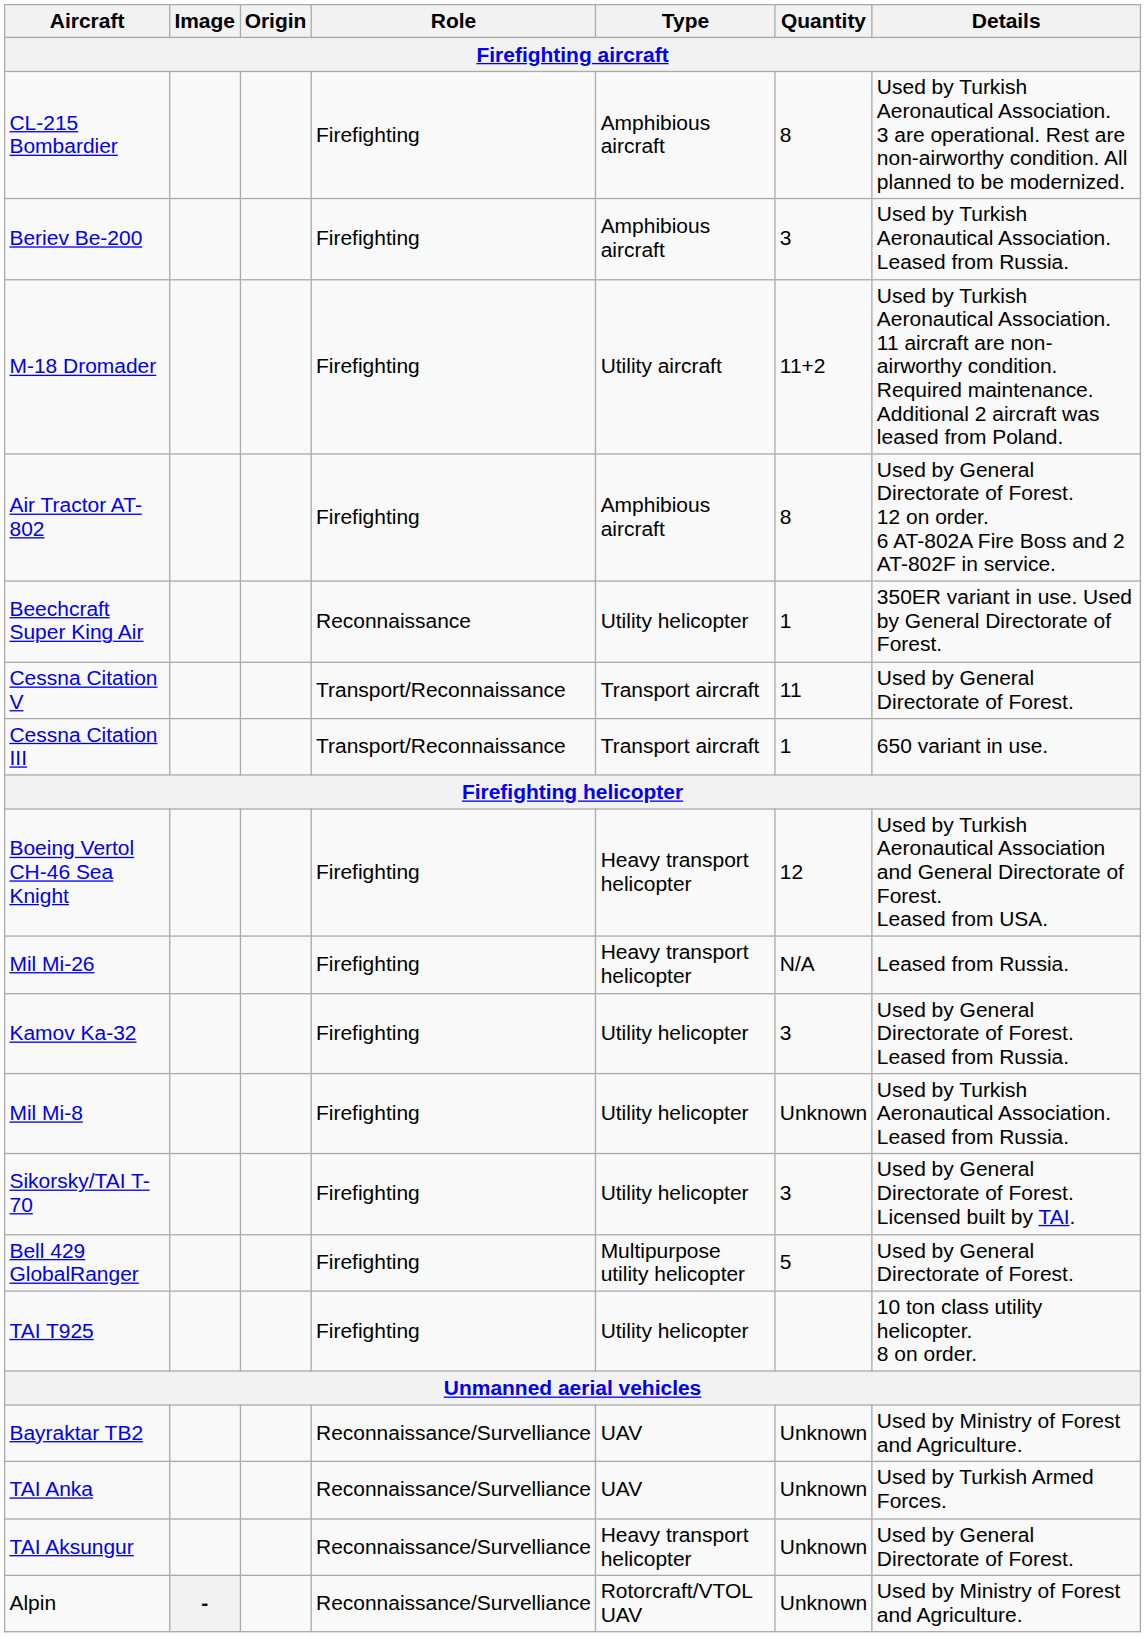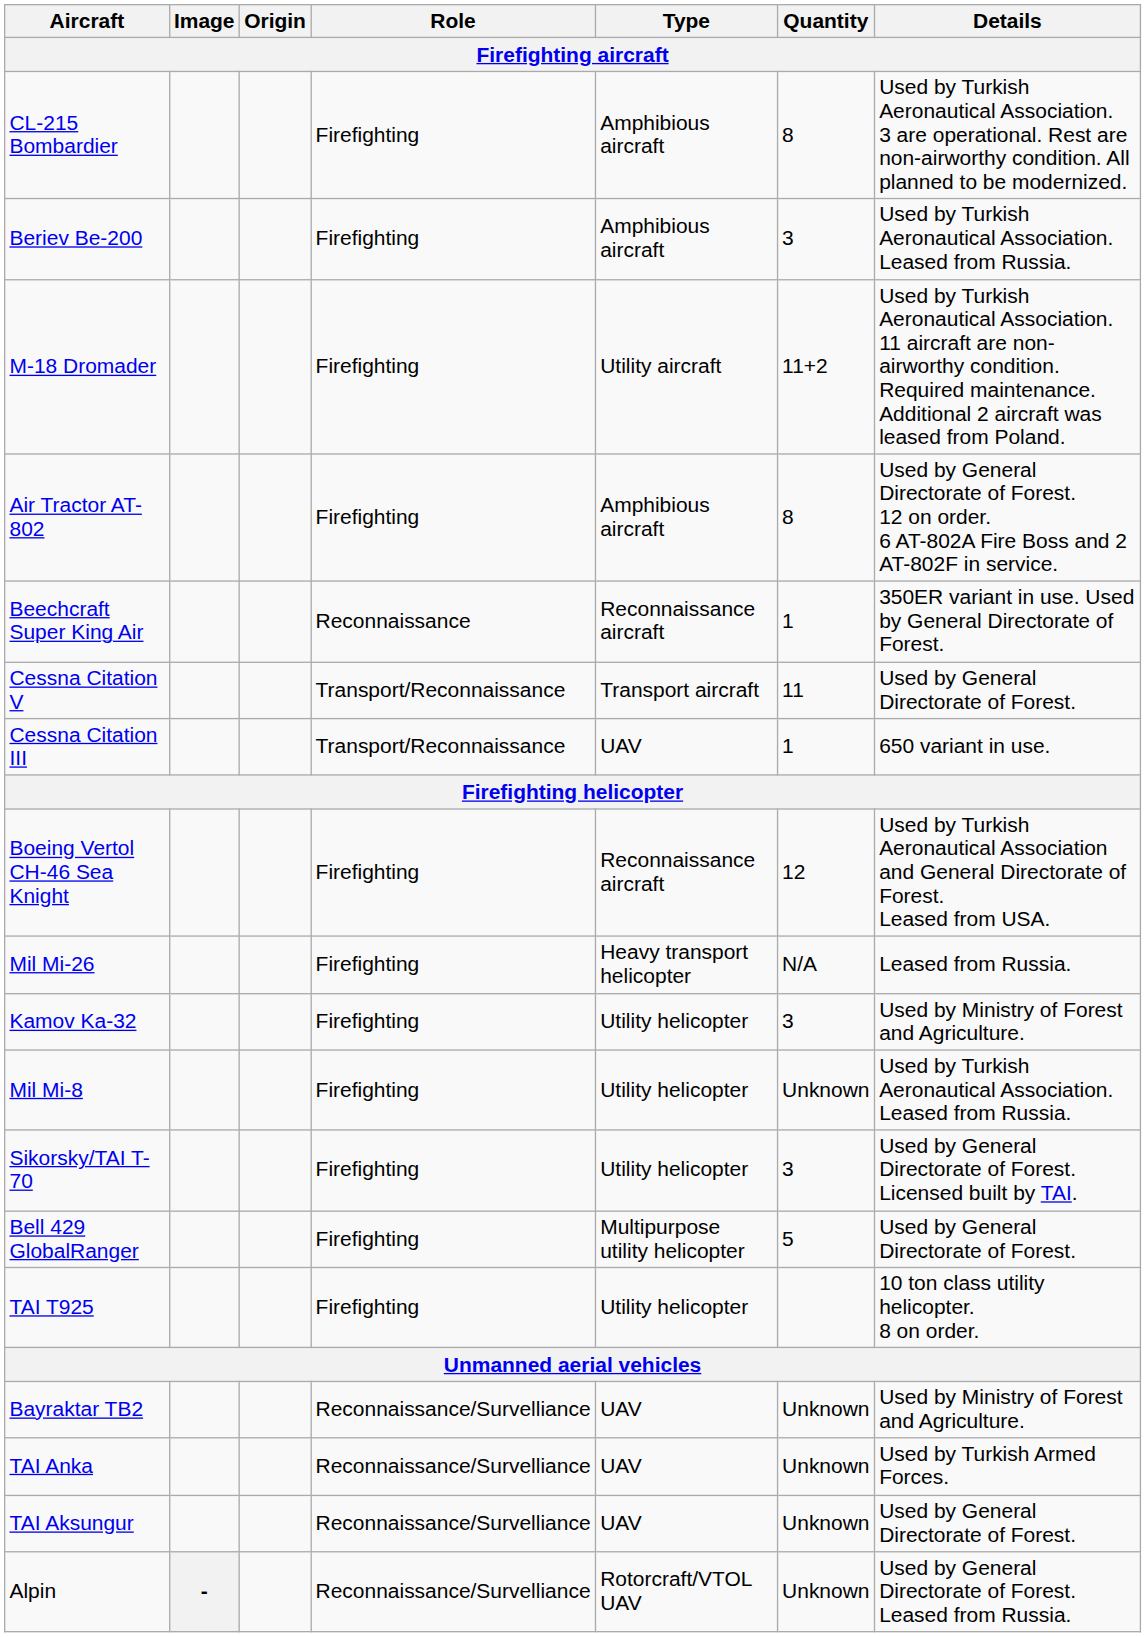(675, 621) Utility helicopter -> (678, 621) Reconnaissance aircraft
(680, 746) Transport aircraft -> (621, 746) UAV
(675, 872) Heavy transport helicopter -> (678, 872) Reconnaissance aircraft
(975, 1033) Used by General Directorate of Forest. Leased from Russia. -> (1001, 1021) Used by Ministry of Forest and Agriculture.
(675, 1546) Heavy transport helicopter -> (621, 1523) UAV
(999, 1603) Used by Ministry of Forest and Agriculture. -> (978, 1591) Used by General Directorate of Forest. Leased from Russia.
